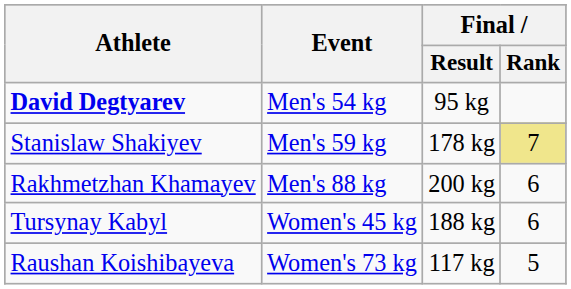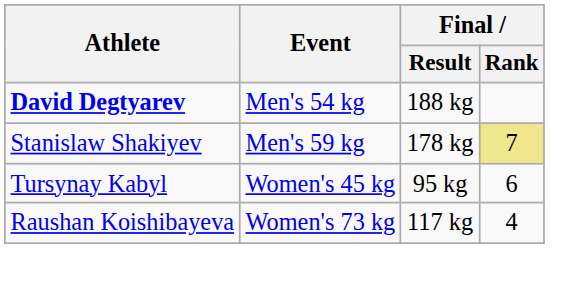(462, 103) 95 kg -> (440, 103) 188 kg
- row: (133, 183)
(462, 223) 188 kg -> (440, 183) 95 kg
(533, 263) 5 -> (512, 223) 4
